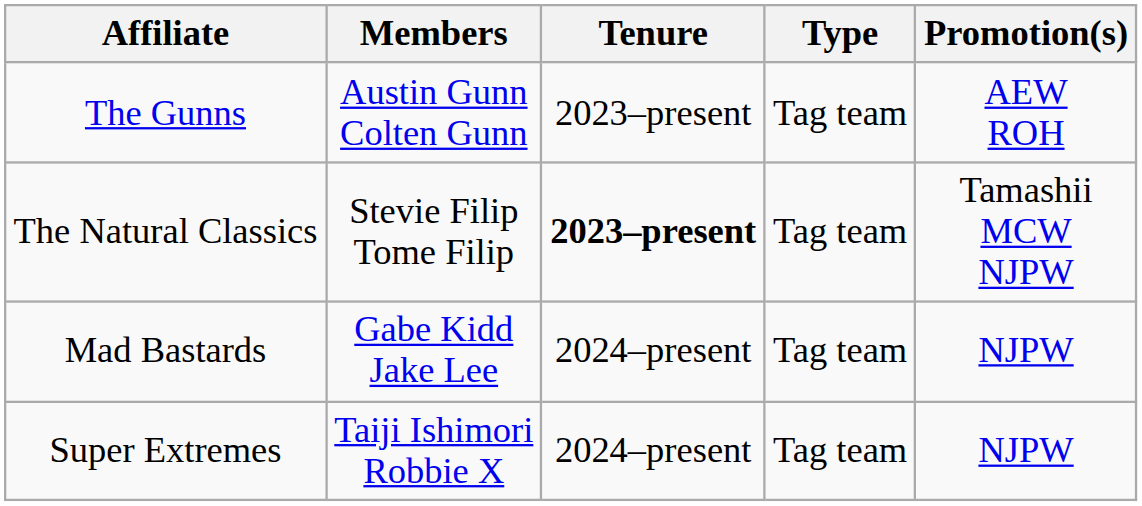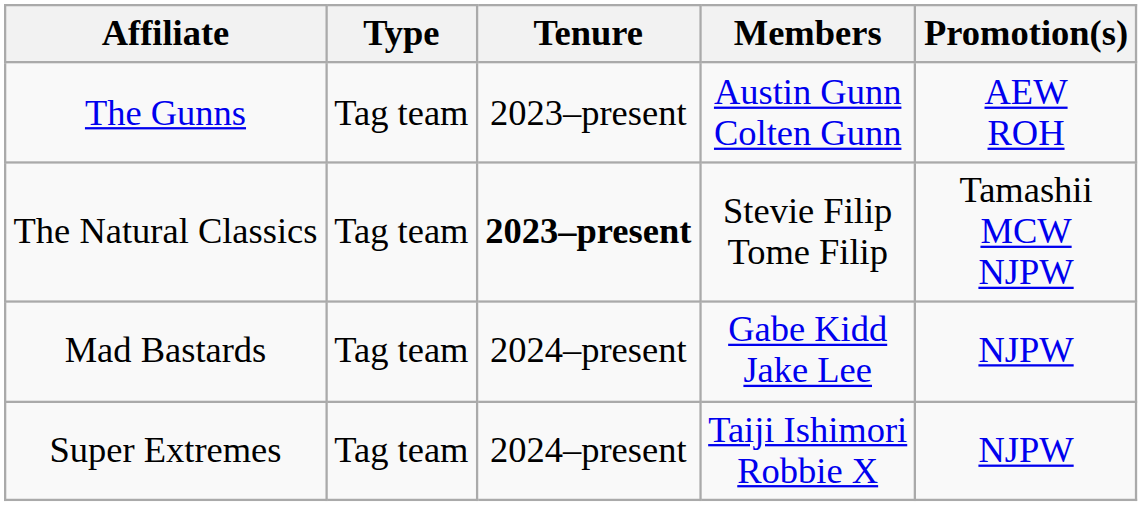columns swapped: (434, 33) <-> (840, 33)
